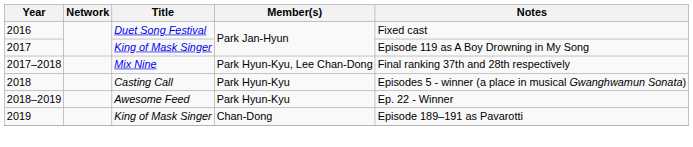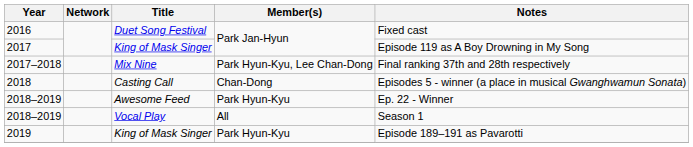(253, 82) Park Hyun-Kyu -> (244, 82) Chan-Dong
+ row: (34, 116)
(244, 116) Chan-Dong -> (253, 133) Park Hyun-Kyu
